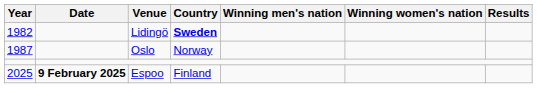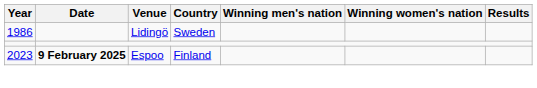(20, 31) 1982 -> (20, 31) 1986
(195, 31) bold -> (194, 31) normal
- row: (143, 50)
(20, 73) 2025 -> (20, 55) 2023
